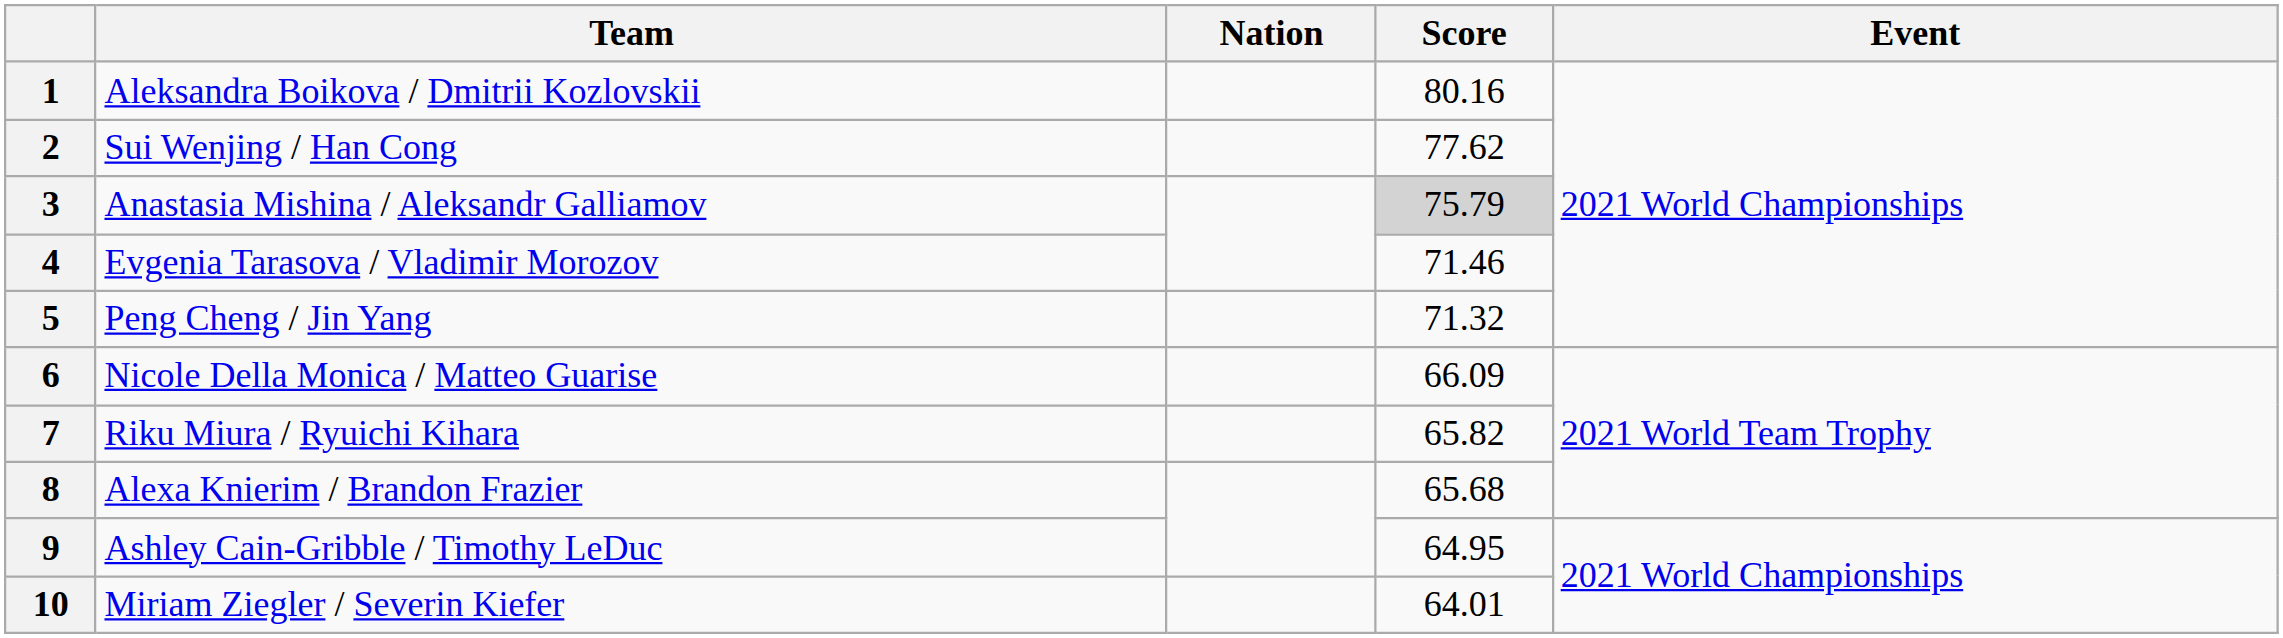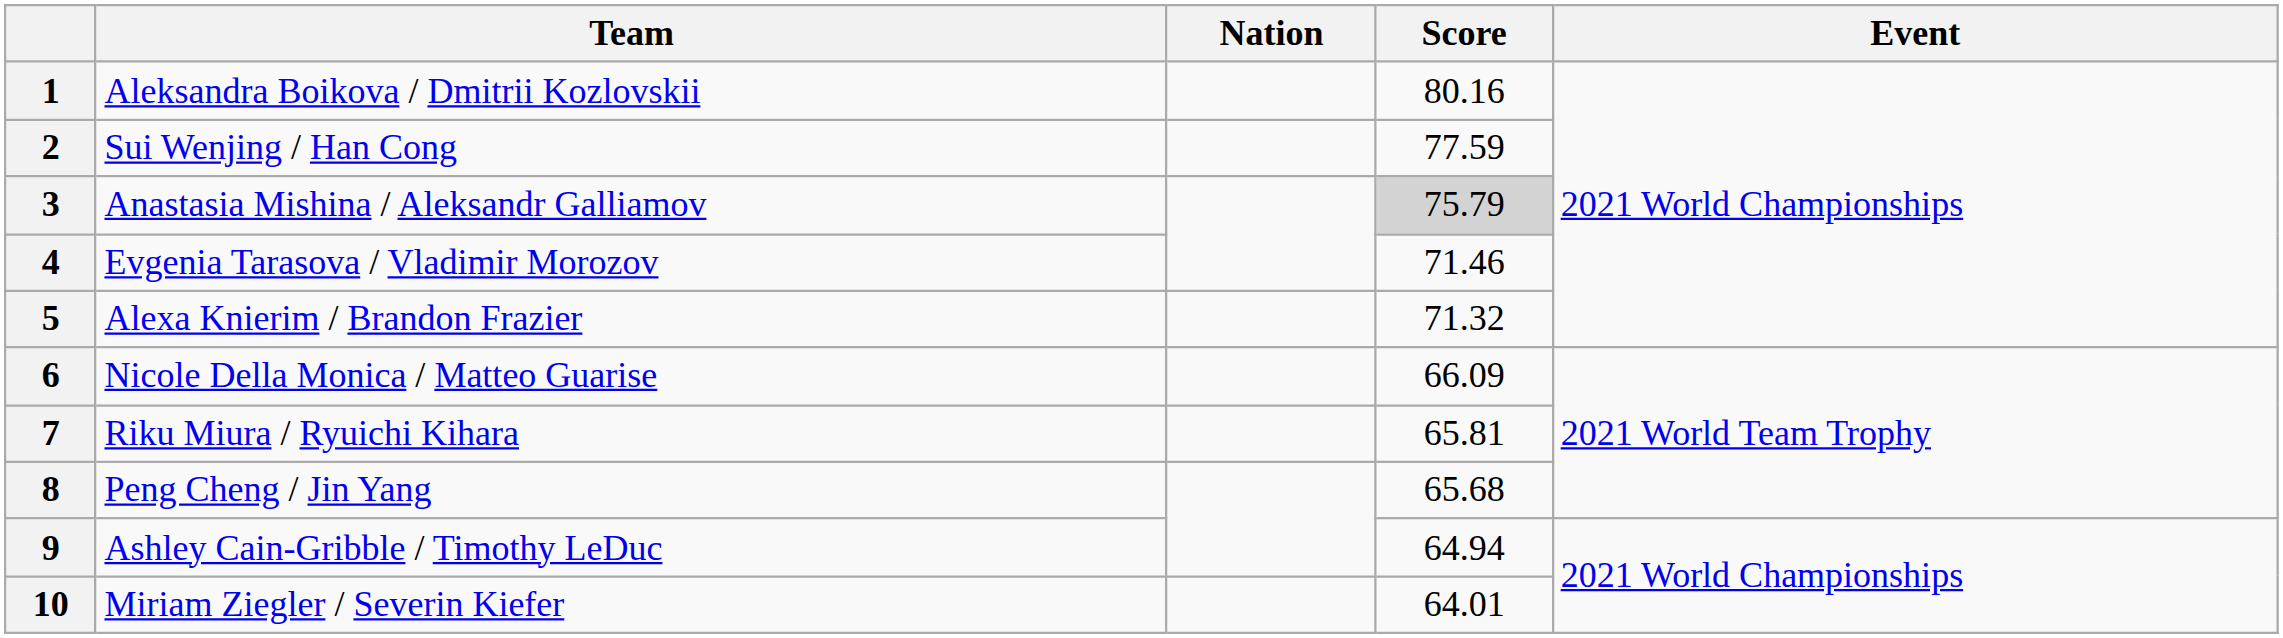(1464, 147) 77.62 -> (1464, 147) 77.59
(268, 318) Peng Cheng / Jin Yang -> (343, 318) Alexa Knierim / Brandon Frazier
(1464, 432) 65.82 -> (1464, 432) 65.81
(343, 489) Alexa Knierim / Brandon Frazier -> (268, 489) Peng Cheng / Jin Yang
(1464, 546) 64.95 -> (1464, 546) 64.94
